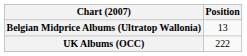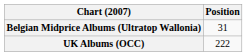(223, 28) 13 -> (223, 28) 31
